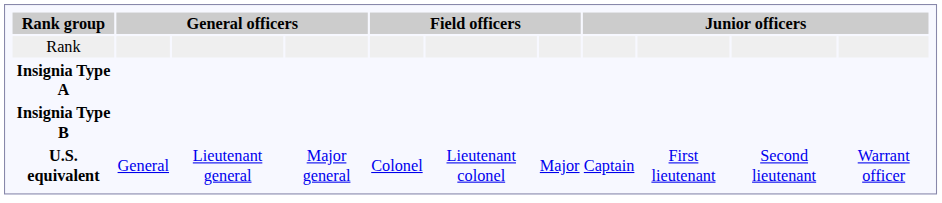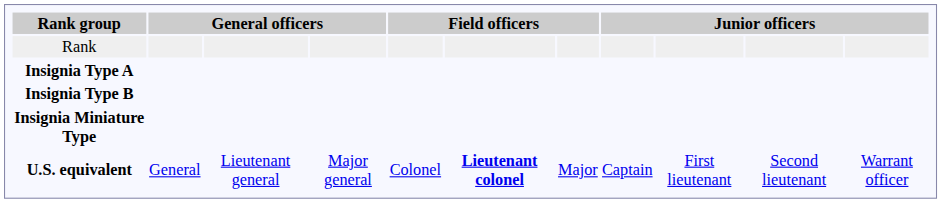+ row: (79, 127)
(481, 165) normal -> (500, 169) bold
